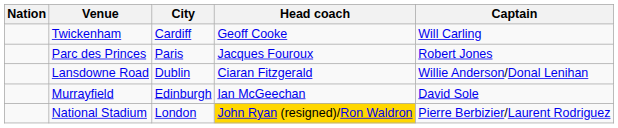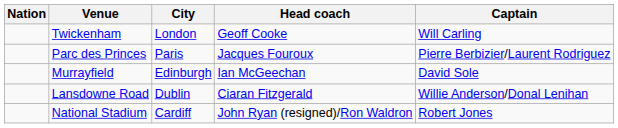(173, 34) Cardiff -> (176, 34) London
(455, 53) Robert Jones -> (514, 53) Pierre Berbizier/Laurent Rodriguez
rows swapped: (100, 73) <-> (83, 93)
(176, 113) London -> (173, 113) Cardiff
(315, 113) gold background -> (315, 113) no background
(514, 113) Pierre Berbizier/Laurent Rodriguez -> (455, 113) Robert Jones
